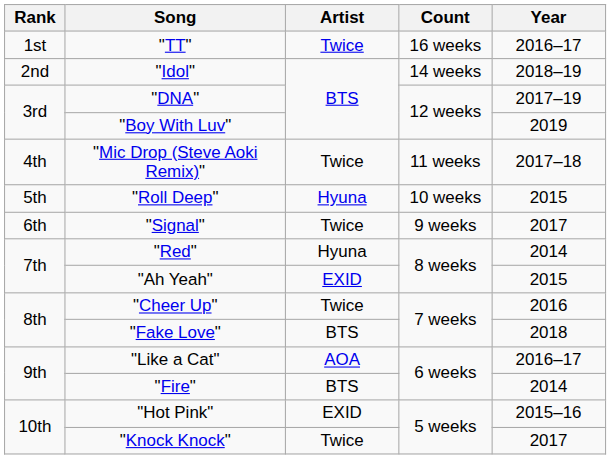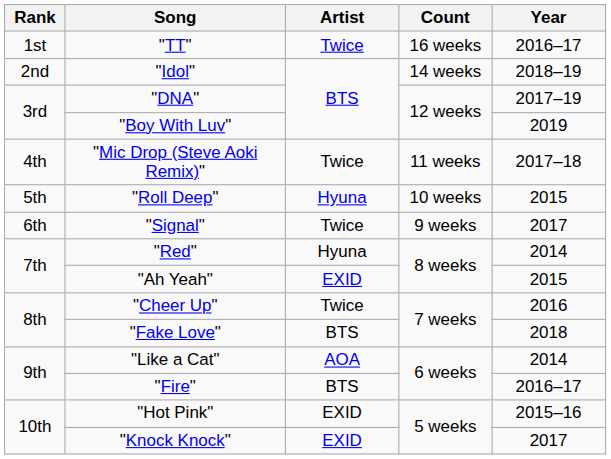(549, 359) 2016–17 -> (549, 359) 2014
(549, 386) 2014 -> (549, 386) 2016–17
(342, 440) Twice -> (342, 440) EXID
